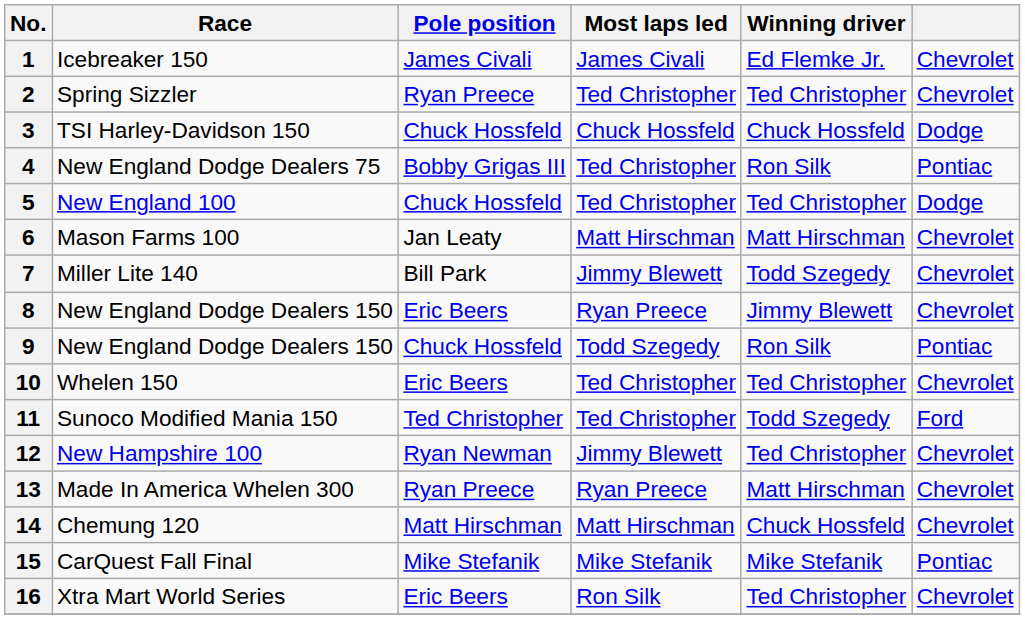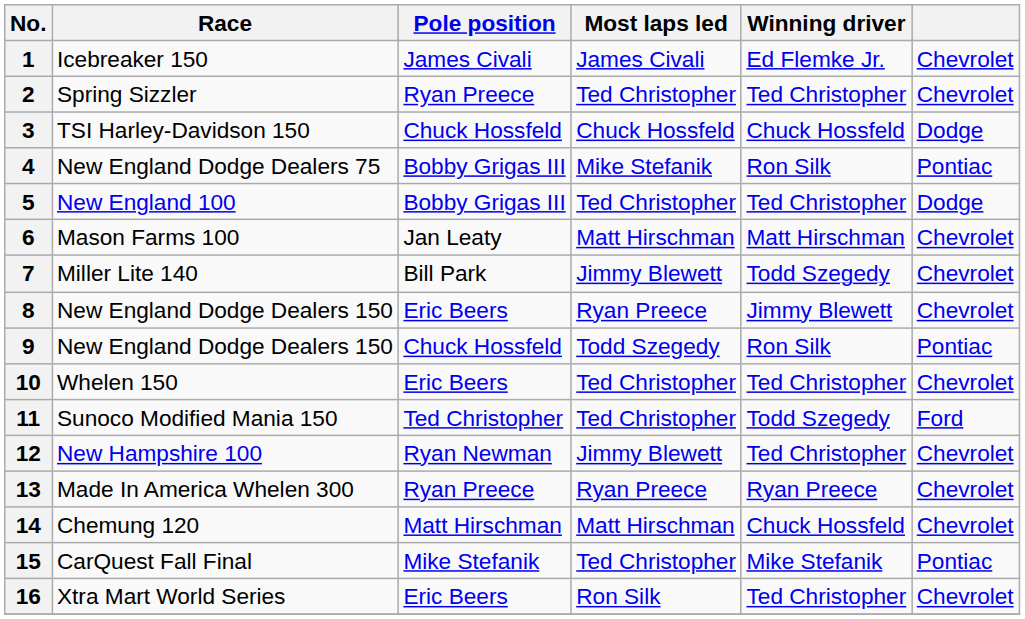(656, 166) Ted Christopher -> (644, 166) Mike Stefanik
(483, 202) Chuck Hossfeld -> (485, 202) Bobby Grigas III
(826, 489) Matt Hirschman -> (812, 489) Ryan Preece
(644, 561) Mike Stefanik -> (656, 561) Ted Christopher
